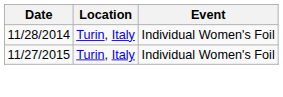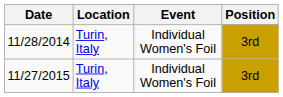+ column: (250, 15)
